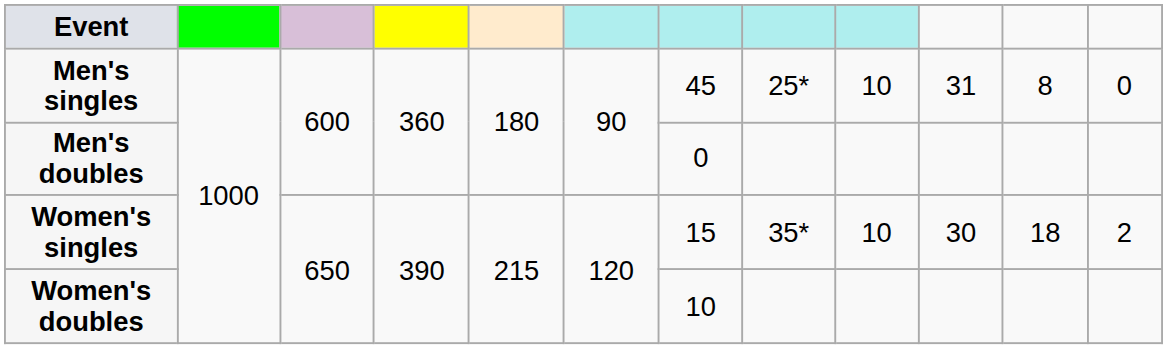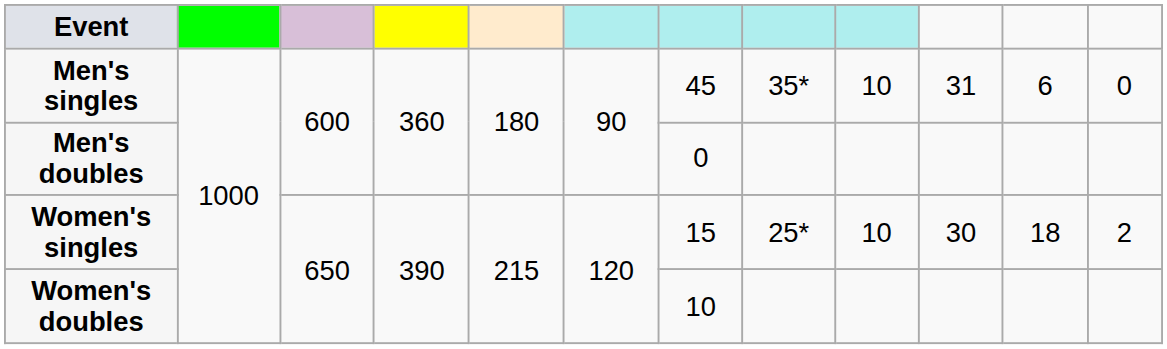(789, 85) 25* -> (789, 85) 35*
(1045, 85) 8 -> (1045, 85) 6
(789, 233) 35* -> (789, 233) 25*
